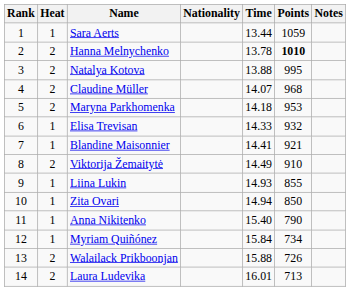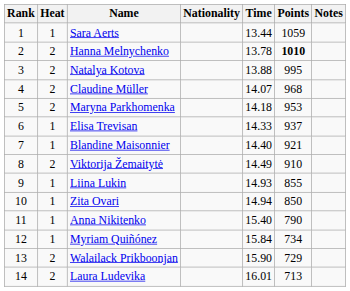(293, 126) 932 -> (293, 126) 937
(259, 145) 14.41 -> (259, 145) 14.40
(259, 257) 15.88 -> (259, 257) 15.90
(293, 257) 726 -> (293, 257) 729
